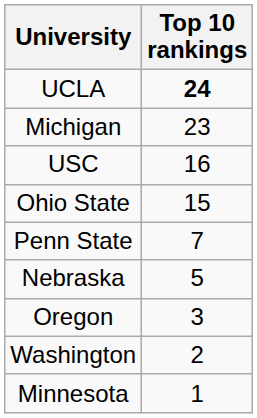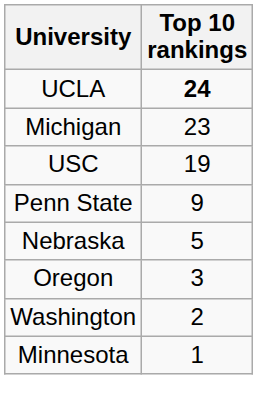(197, 164) 16 -> (197, 164) 19
- row: (73, 202)
(197, 240) 7 -> (197, 202) 9
